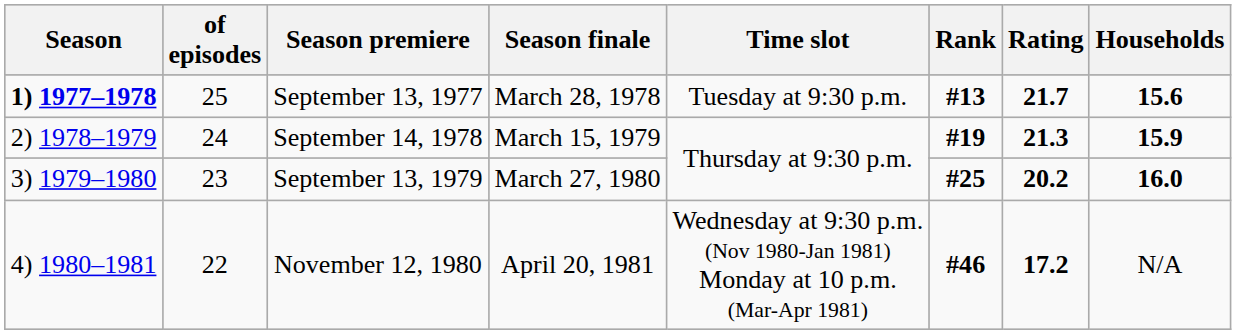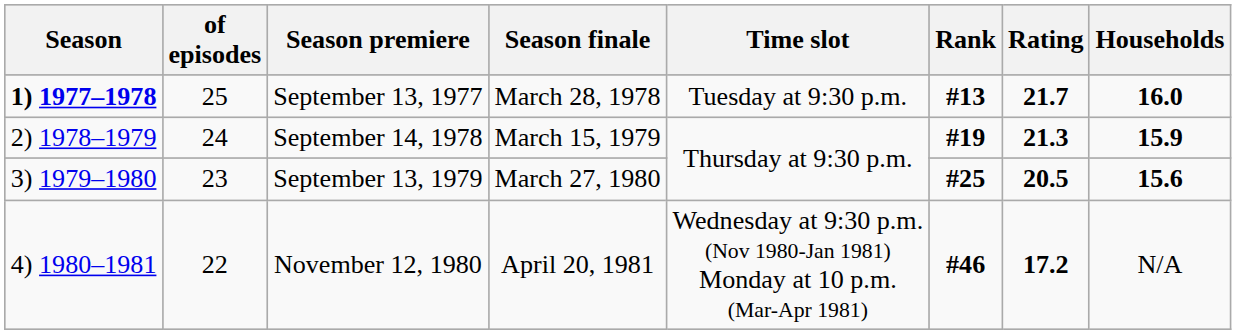(1160, 95) 15.6 -> (1160, 95) 16.0
(1046, 178) 20.2 -> (1046, 178) 20.5
(1160, 178) 16.0 -> (1160, 178) 15.6
